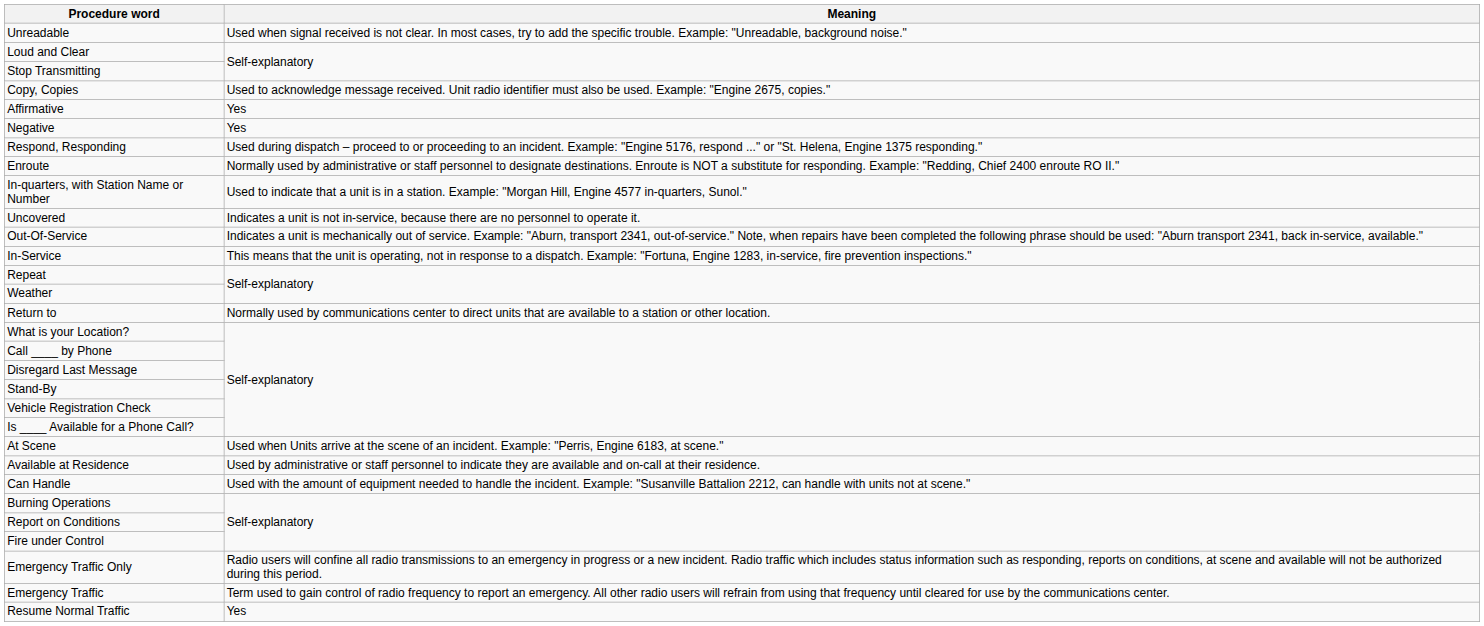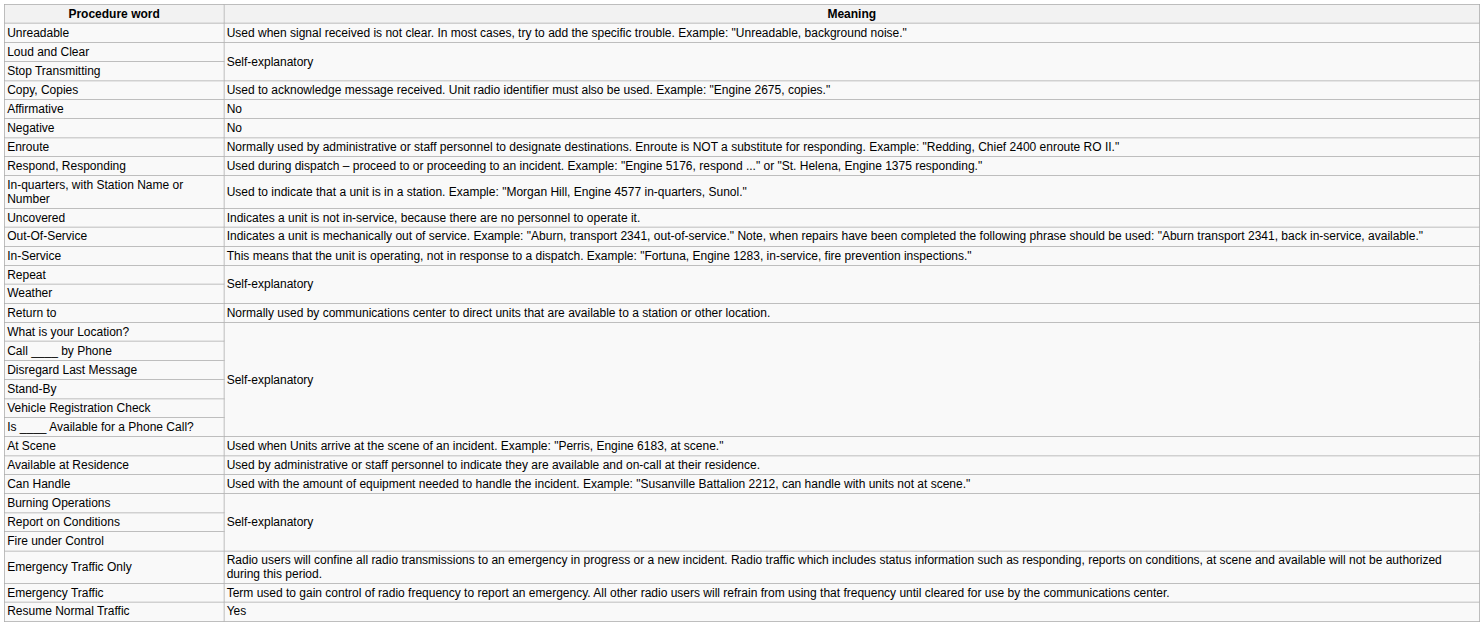(236, 109) Yes -> (234, 109) No
(236, 128) Yes -> (234, 128) No
rows swapped: (67, 147) <-> (28, 166)
